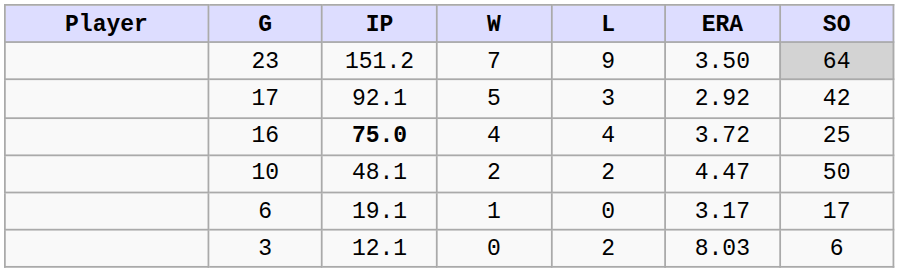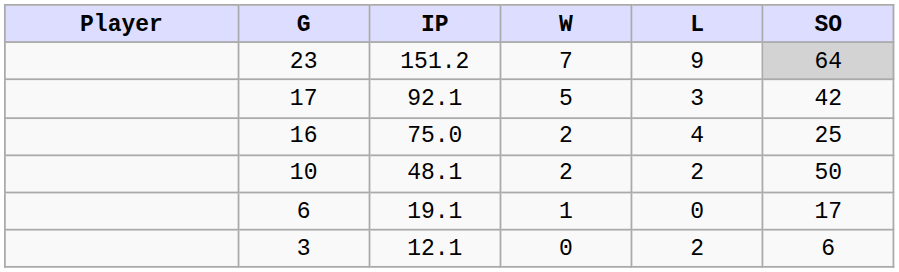- column: (722, 24)
(380, 136) bold -> (435, 136) normal
(494, 136) 4 -> (566, 136) 2
